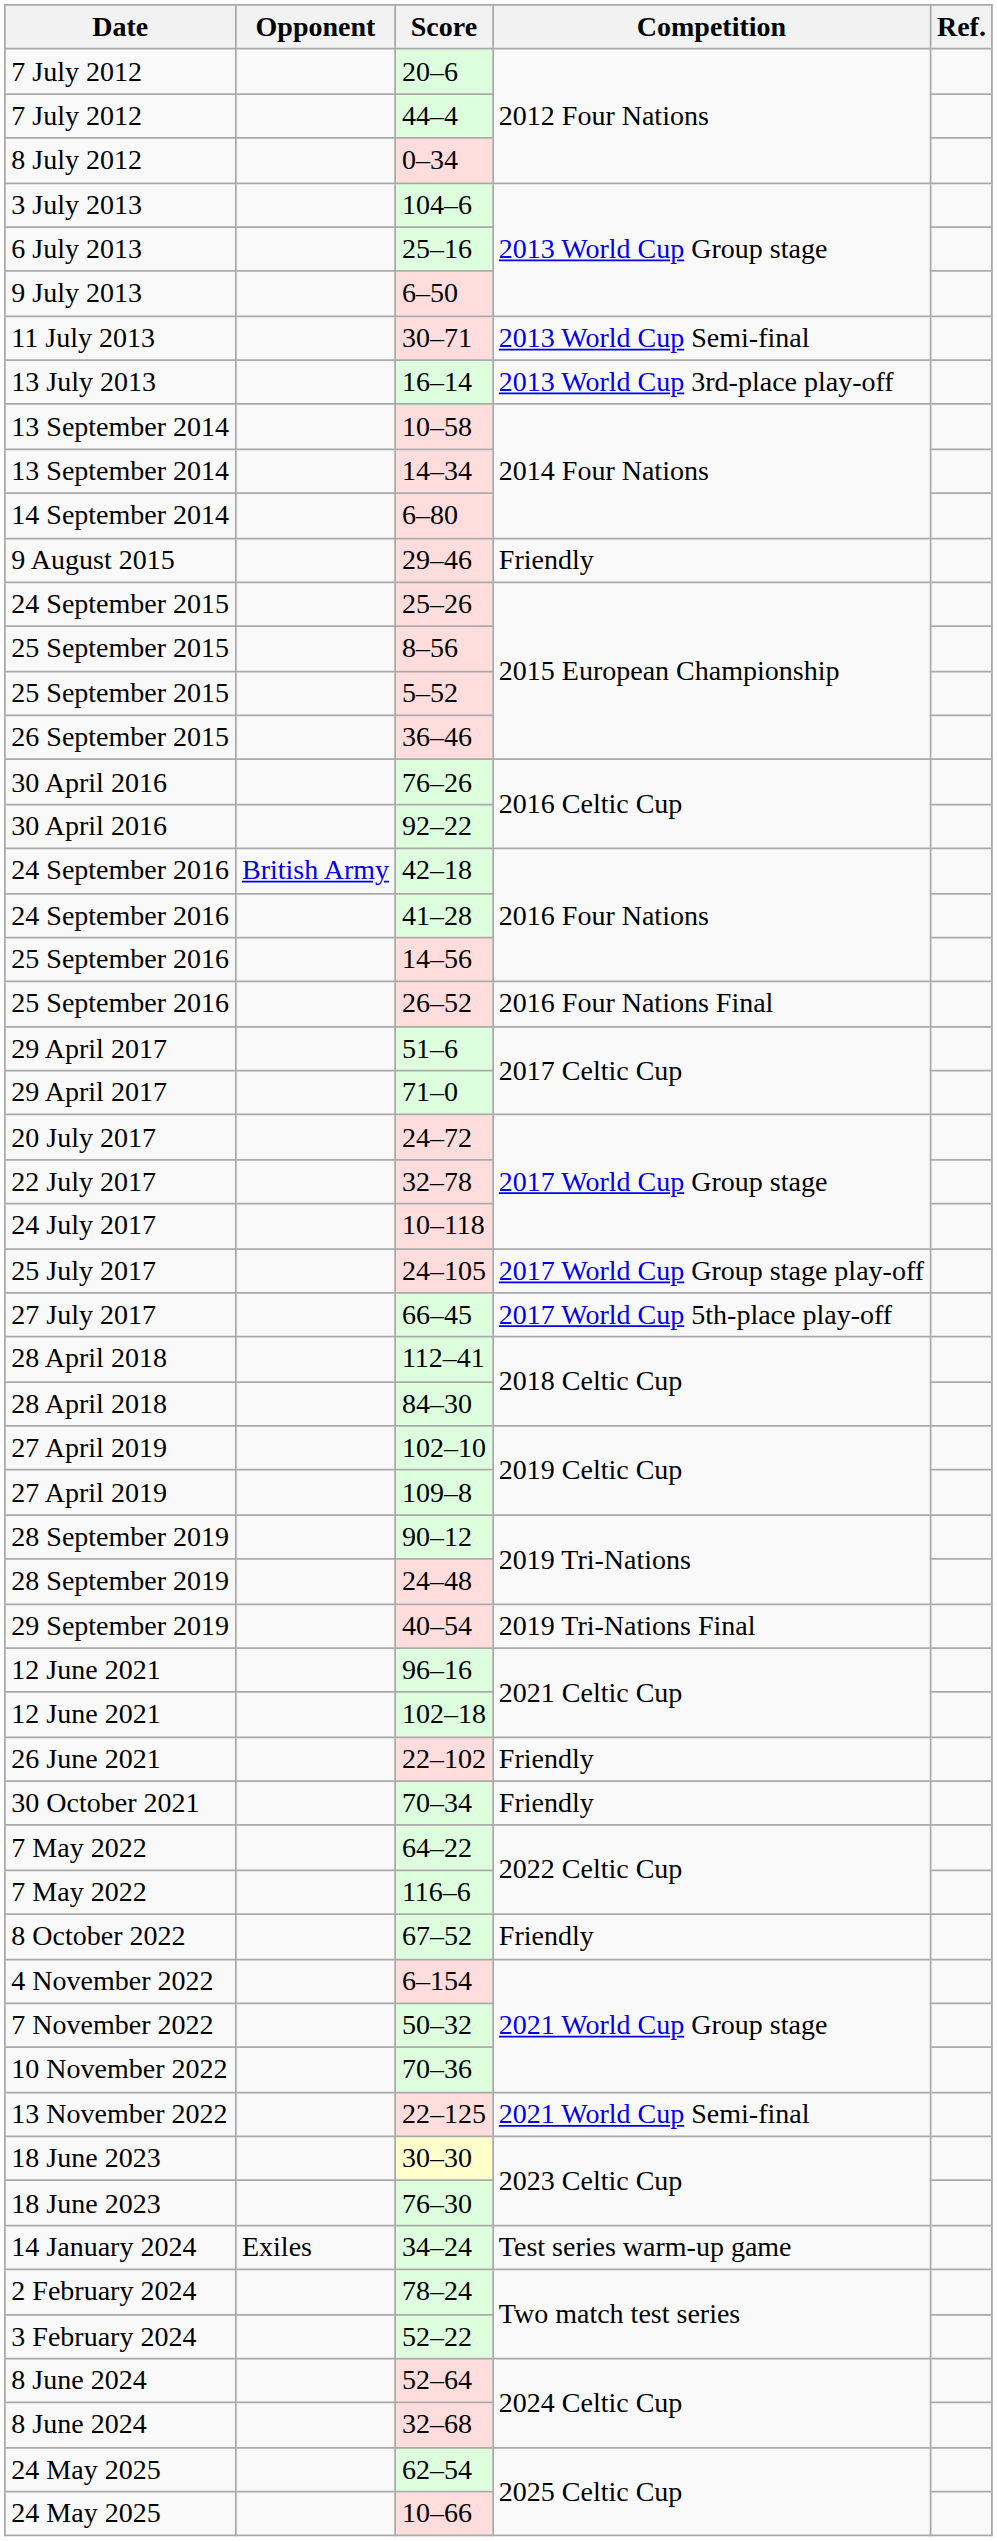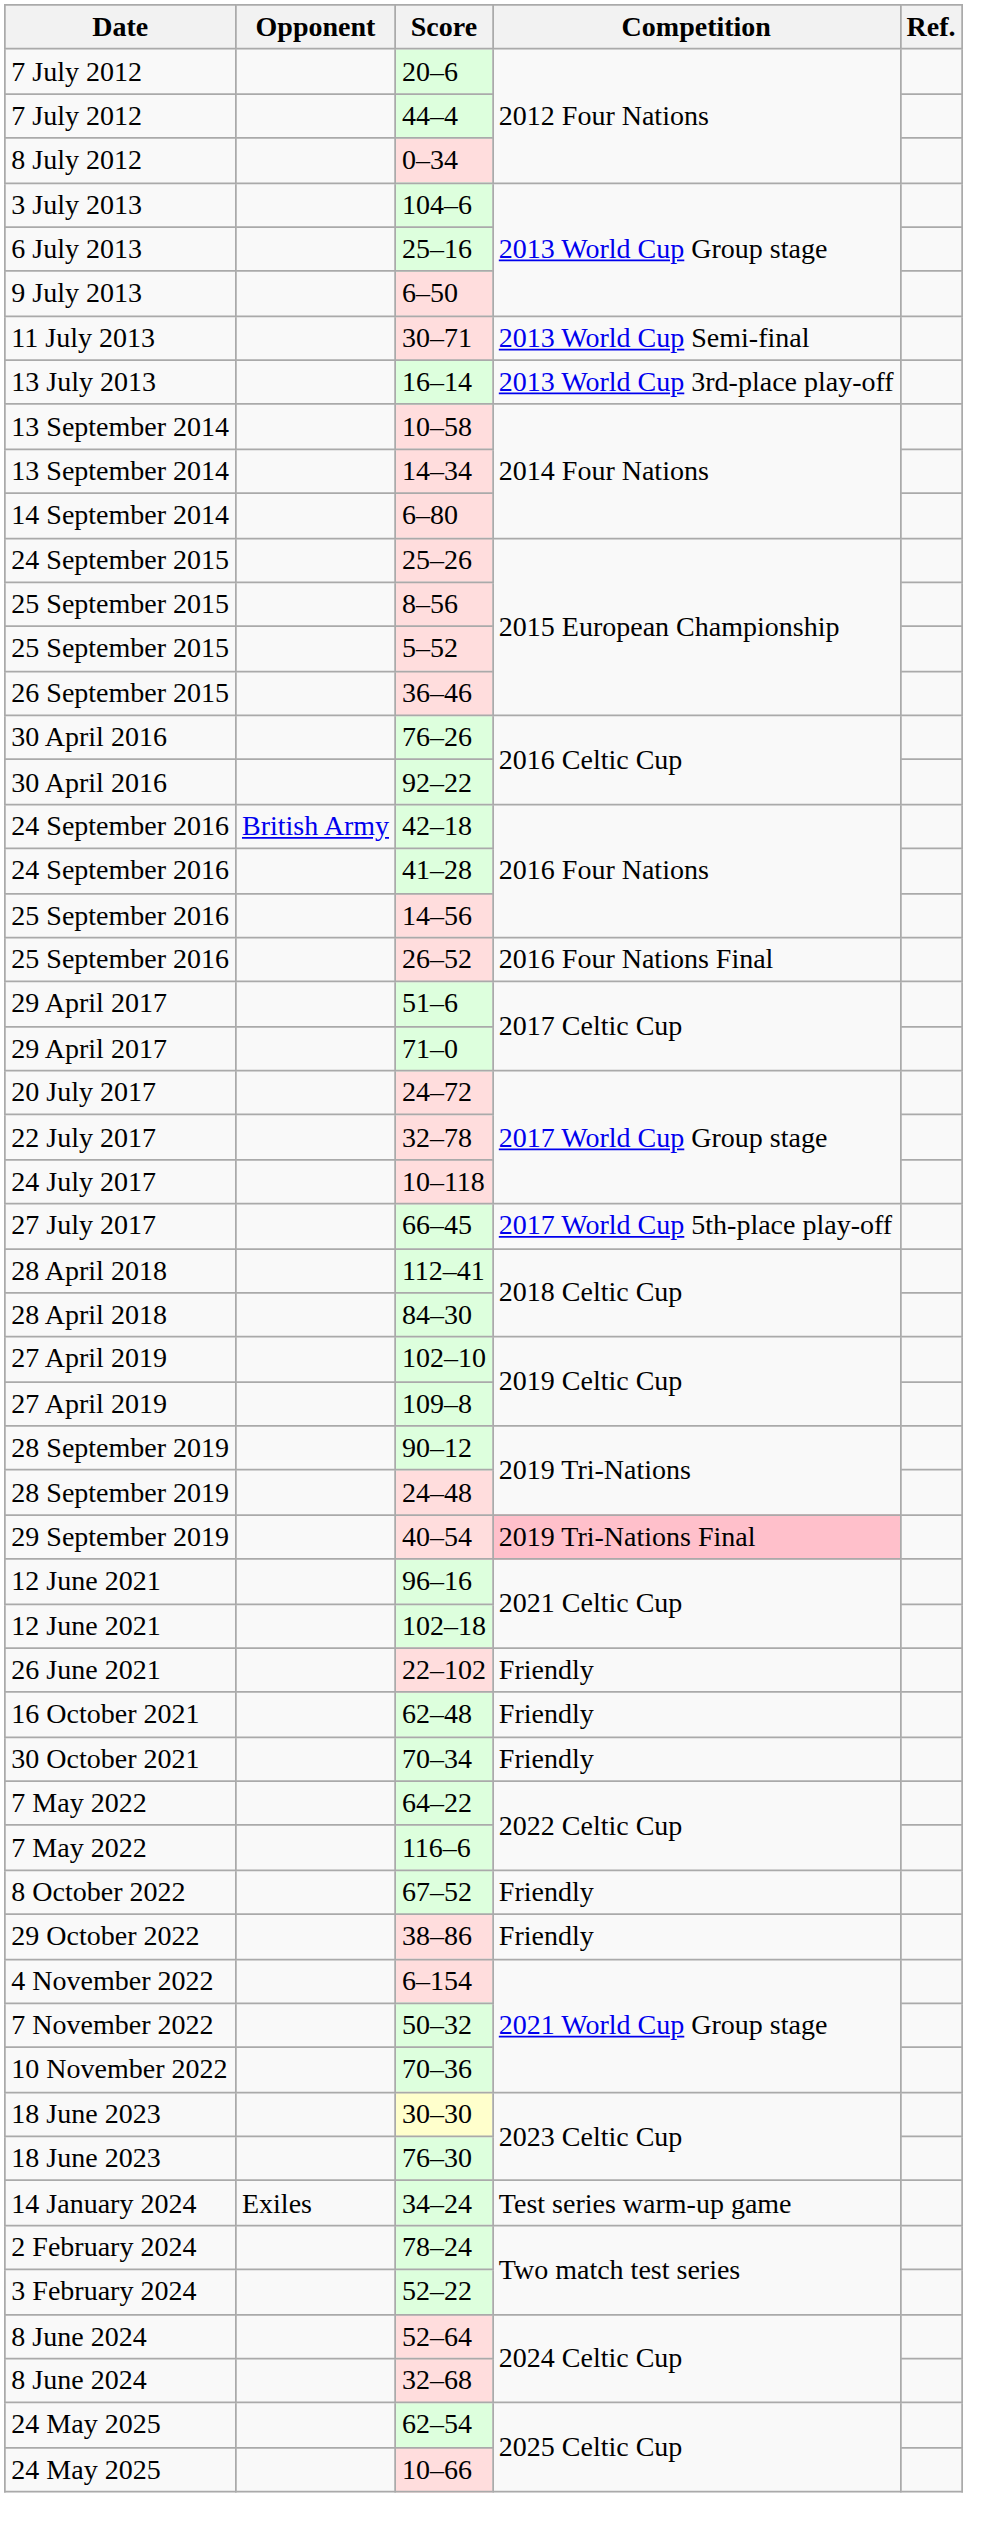- row: (437, 559)
- row: (444, 1270)
(627, 1625) no background -> (627, 1536) pink background
+ row: (437, 1714)
+ row: (437, 1936)
- row: (444, 2113)
